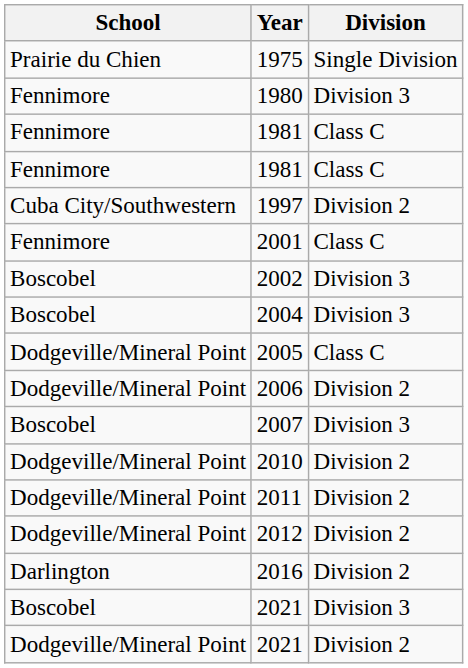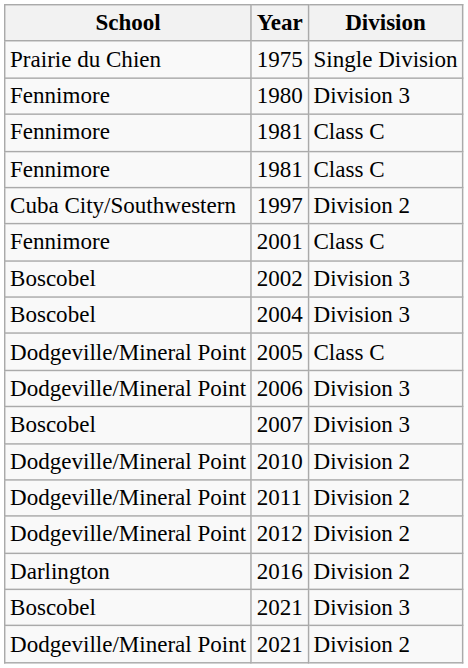(362, 388) Division 2 -> (362, 388) Division 3
